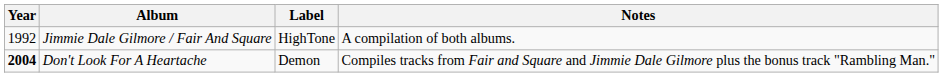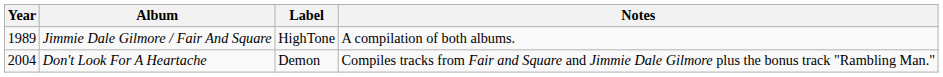(22, 38) 1992 -> (22, 38) 1989
(22, 60) bold -> (22, 60) normal
